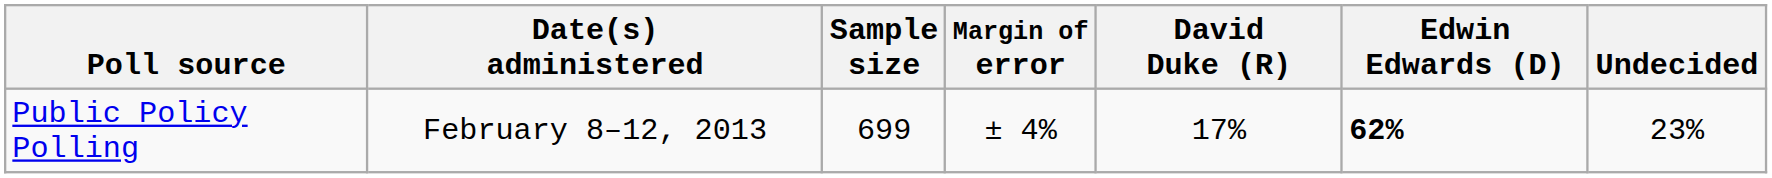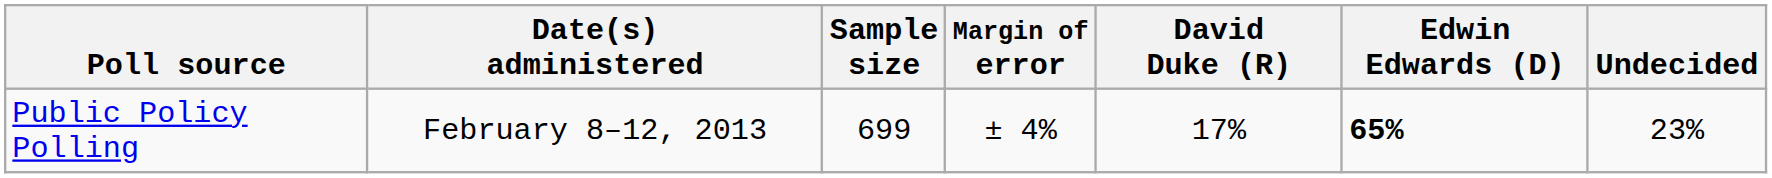(1376, 131) 62% -> (1376, 131) 65%
